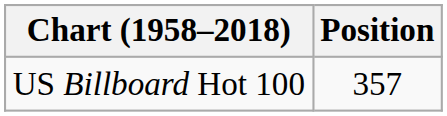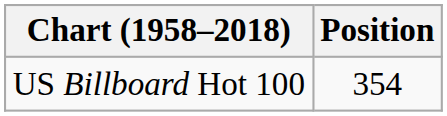(377, 83) 357 -> (377, 83) 354
